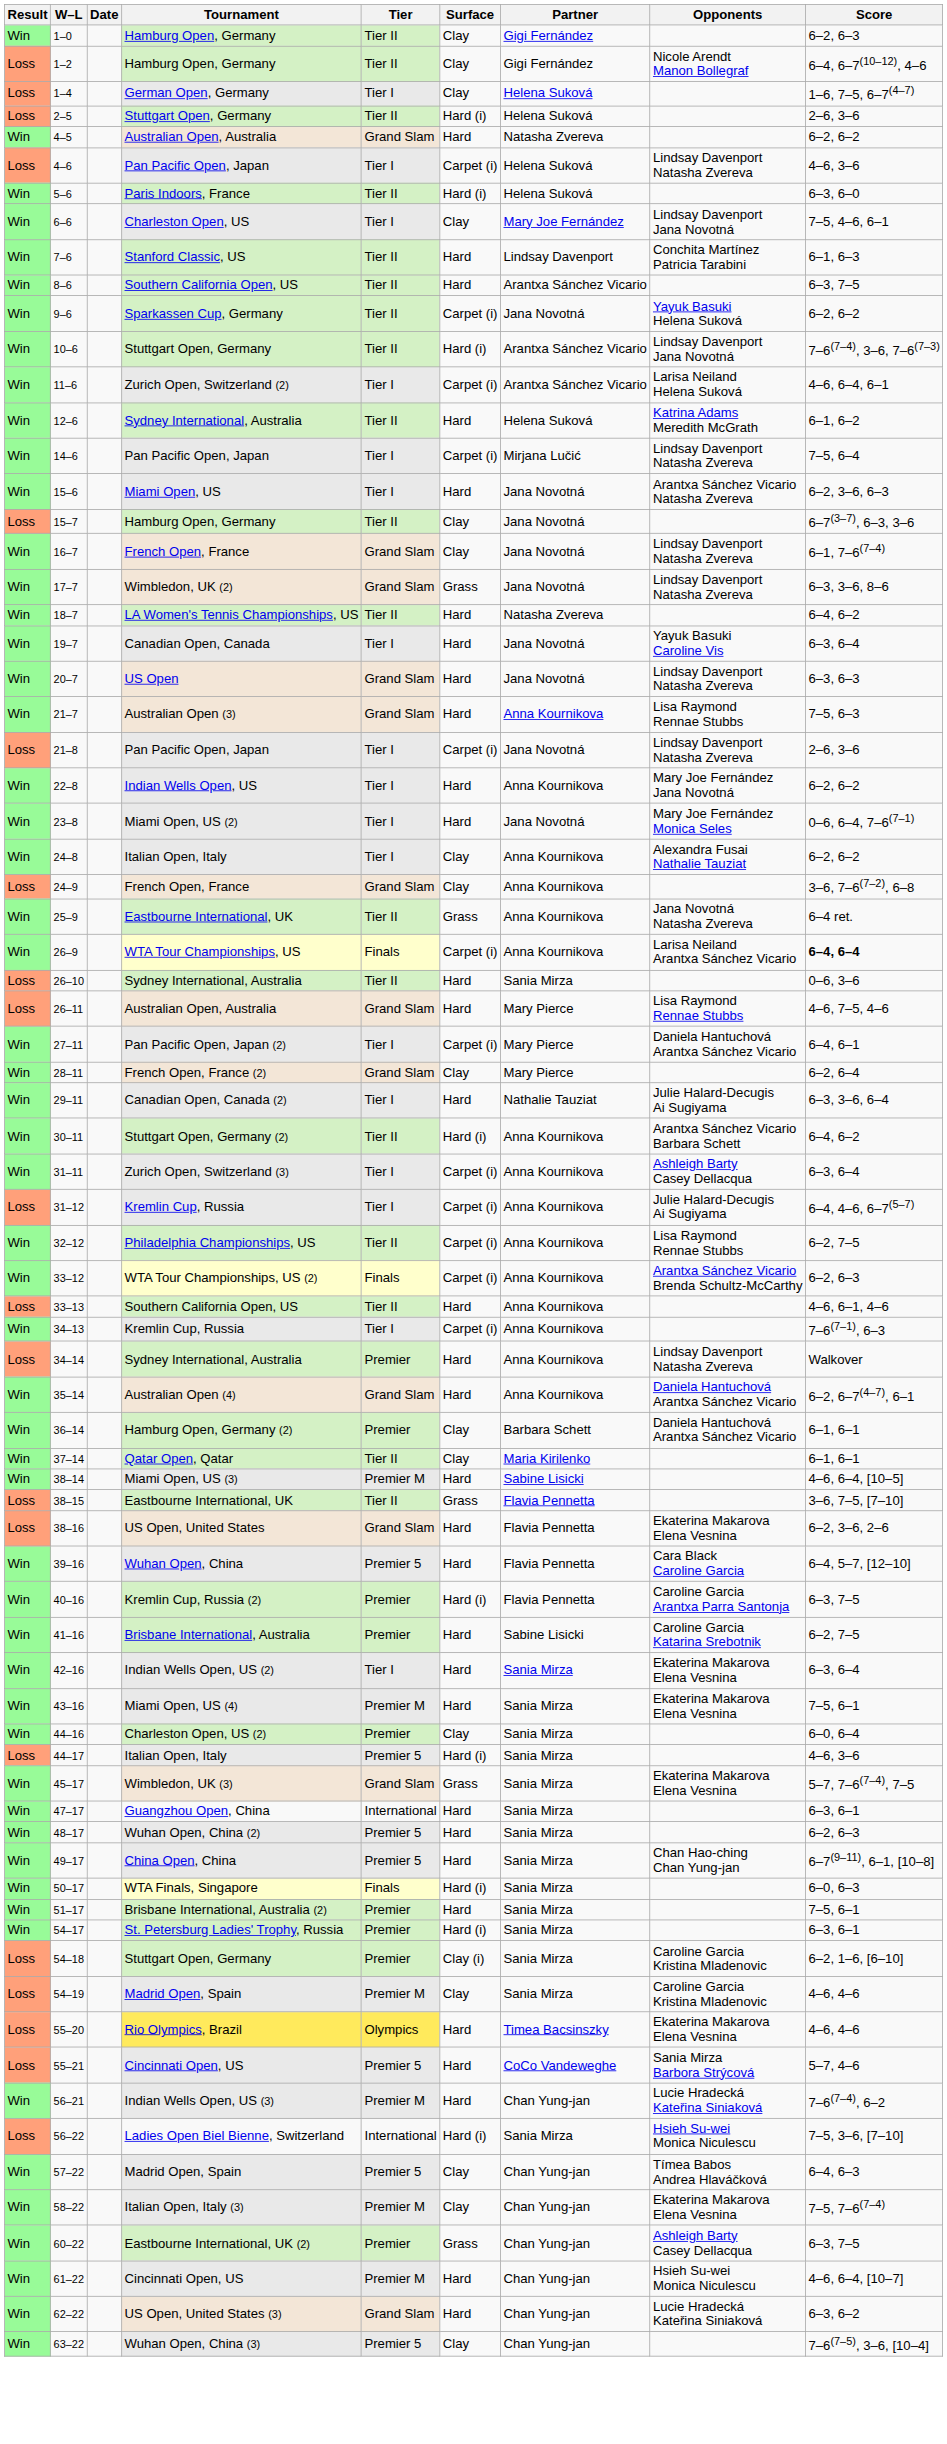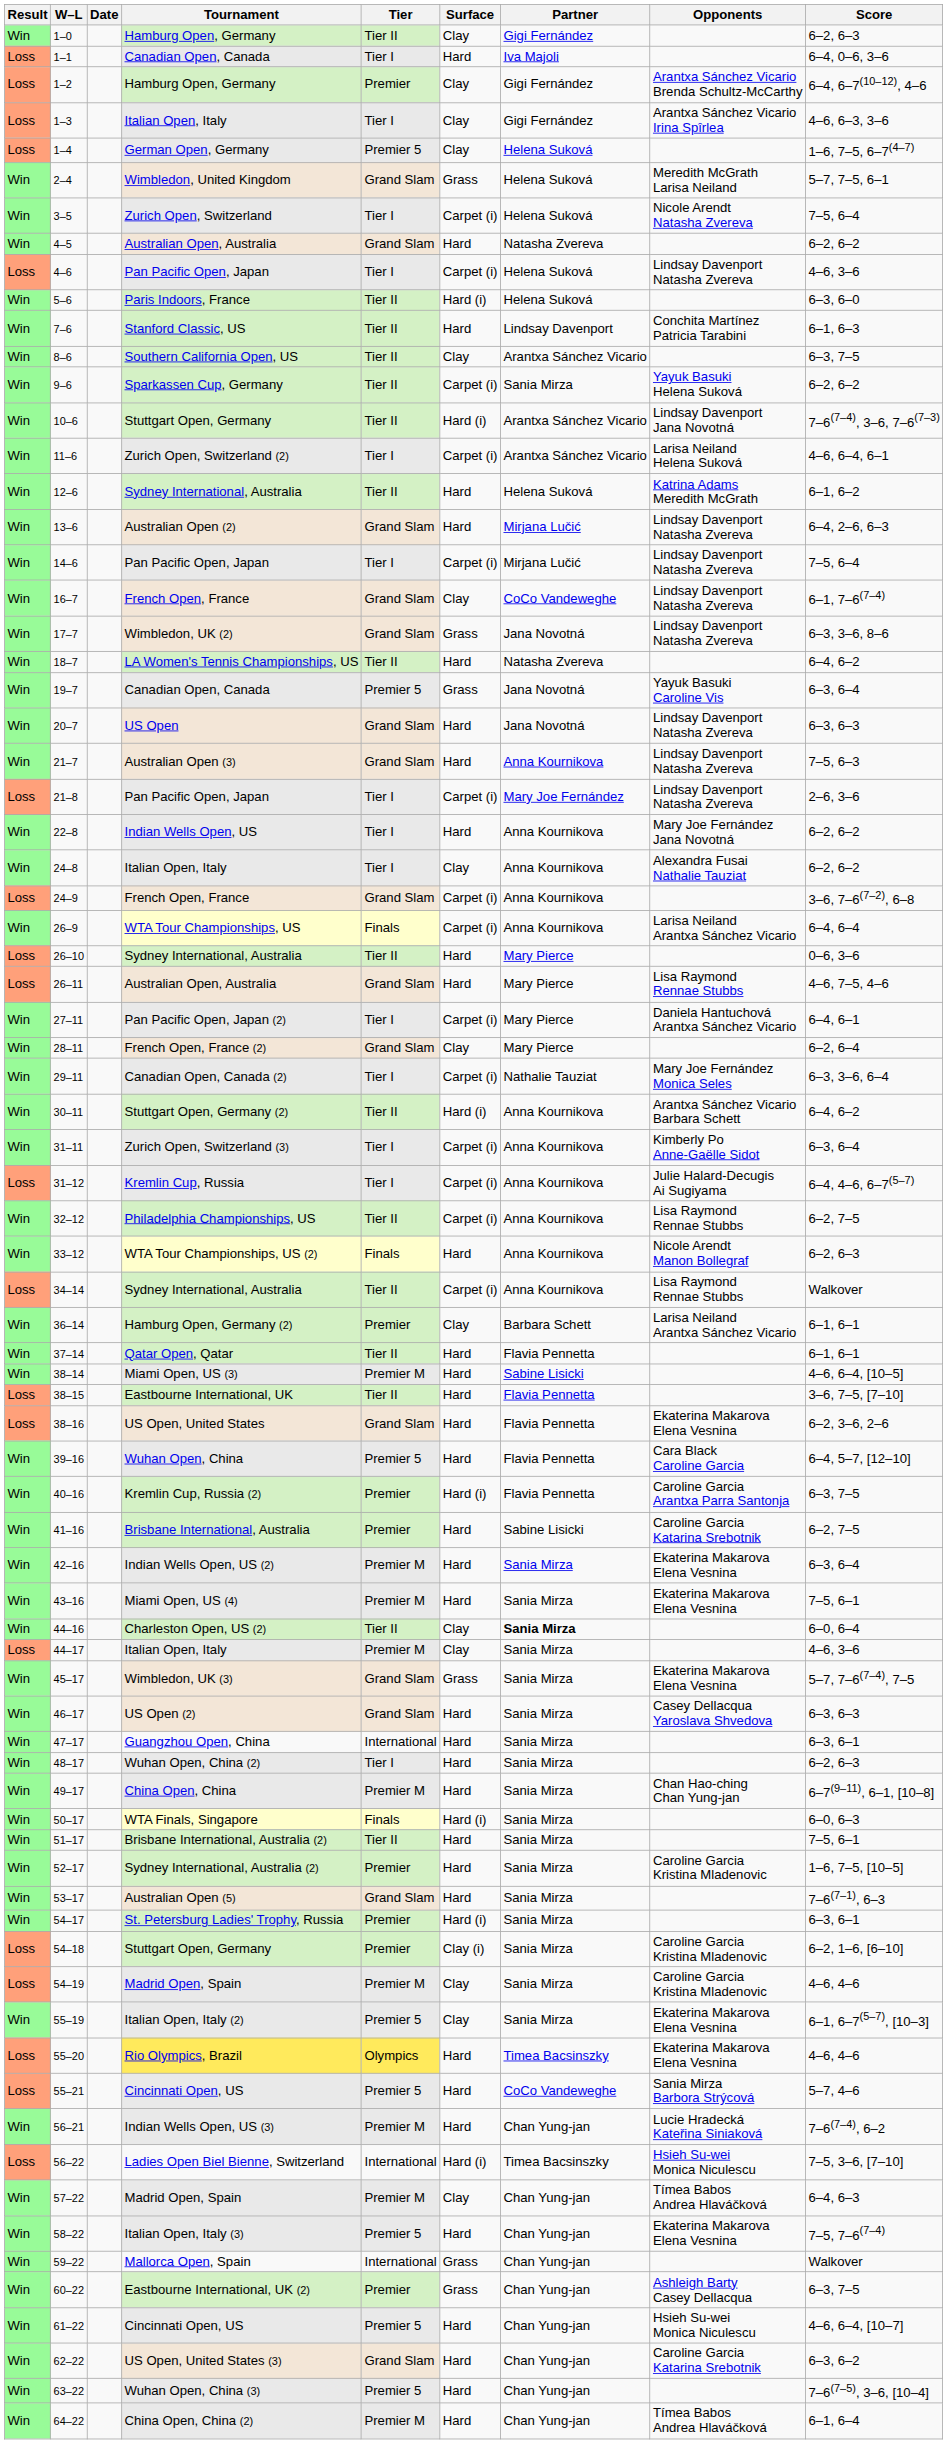+ row: (63, 57)
(381, 63) Tier II -> (387, 84) Premier
(701, 63) Nicole Arendt Manon Bollegraf -> (728, 84) Arantxa Sánchez Vicario Brenda Schultz-McCarthy
+ row: (63, 121)
(379, 93) Tier I -> (393, 150) Premier 5
+ row: (63, 181)
- row: (63, 117)
+ row: (63, 216)
- row: (63, 222)
(457, 285) Hard -> (456, 356) Clay
(544, 313) Jana Novotná -> (538, 384) Sania Mirza
+ row: (66, 527)
- row: (66, 492)
- row: (66, 522)
(544, 551) Jana Novotná -> (560, 598) CoCo Vandeweghe
(379, 643) Tier I -> (393, 690) Premier 5
(457, 643) Hard -> (460, 690) Grass
(698, 714) Lisa Raymond Rennae Stubbs -> (708, 761) Lindsay Davenport Natasha Zvereva
(544, 750) Jana Novotná -> (564, 796) Mary Joe Fernández
- row: (66, 822)
(456, 886) Clay -> (470, 898) Carpet (i)
- row: (66, 917)
(834, 952) bold -> (834, 927) normal
(538, 980) Sania Mirza -> (538, 956) Mary Pierce
(457, 1100) Hard -> (470, 1076) Carpet (i)
(713, 1100) Julie Halard-Decugis Ai Sugiyama -> (713, 1076) Mary Joe Fernández Monica Seles
(703, 1171) Ashleigh Barty Casey Dellacqua -> (706, 1147) Kimberly Po Anne-Gaëlle Sidot
(470, 1278) Carpet (i) -> (457, 1254) Hard
(728, 1278) Arantxa Sánchez Vicario Brenda Schultz-McCarthy -> (701, 1254) Nicole Arendt Manon Bollegraf
- row: (69, 1307)
- row: (69, 1330)
(387, 1359) Premier -> (381, 1289) Tier II
(457, 1359) Hard -> (470, 1289) Carpet (i)
(708, 1359) Lindsay Davenport Natasha Zvereva -> (698, 1289) Lisa Raymond Rennae Stubbs
- row: (69, 1395)
(725, 1430) Daniela Hantuchová Arantxa Sánchez Vicario -> (725, 1325) Larisa Neiland Arantxa Sánchez Vicario
(456, 1458) Clay -> (457, 1353) Hard
(547, 1458) Maria Kirilenko -> (549, 1353) Flavia Pennetta
(460, 1500) Grass -> (457, 1395) Hard
(379, 1670) Tier I -> (395, 1565) Premier M
(387, 1734) Premier -> (381, 1629) Tier II
(538, 1734) normal -> (540, 1629) bold
(393, 1755) Premier 5 -> (395, 1650) Premier M
(465, 1755) Hard (i) -> (456, 1650) Clay
+ row: (69, 1714)
(393, 1832) Premier 5 -> (379, 1762) Tier I
(393, 1860) Premier 5 -> (395, 1791) Premier M
(387, 1909) Premier -> (381, 1840) Tier II
+ row: (69, 1869)
+ row: (69, 1899)
+ row: (69, 2020)
(538, 2136) Sania Mirza -> (556, 2162) Timea Bacsinszky
(393, 2171) Premier 5 -> (395, 2197) Premier M
(395, 2207) Premier M -> (393, 2233) Premier 5
(456, 2207) Clay -> (457, 2233) Hard
+ row: (69, 2262)
(395, 2278) Premier M -> (393, 2325) Premier 5
(708, 2314) Lucie Hradecká Kateřina Siniaková -> (707, 2361) Caroline Garcia Katarina Srebotnik
(456, 2344) Clay -> (457, 2390) Hard
+ row: (69, 2421)
